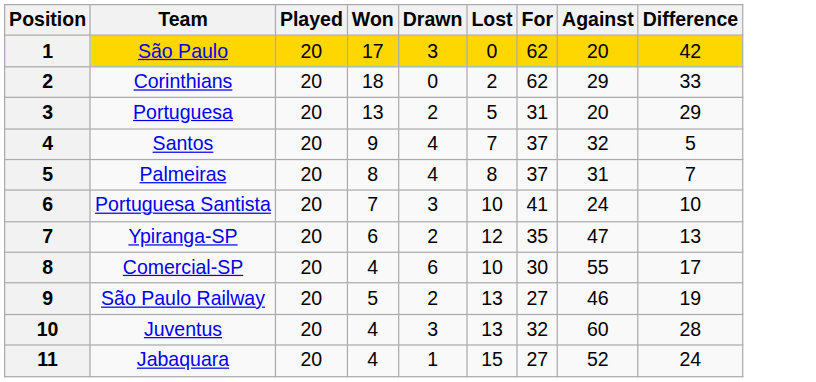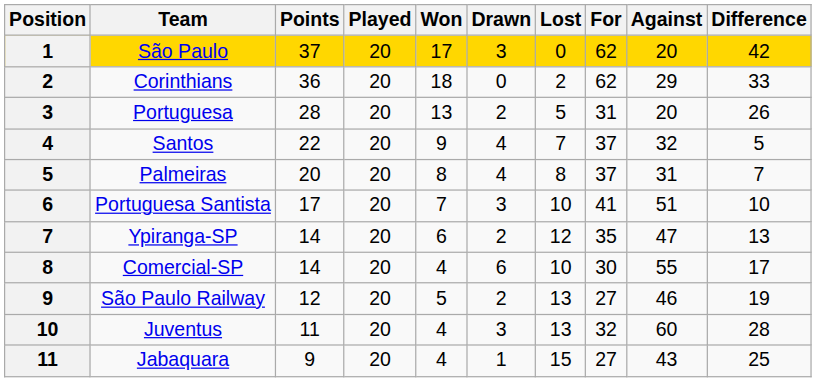+ column: (310, 19)
(690, 112) 29 -> (759, 112) 26
(598, 205) 24 -> (667, 205) 51
(598, 360) 52 -> (667, 360) 43
(690, 360) 24 -> (759, 360) 25
